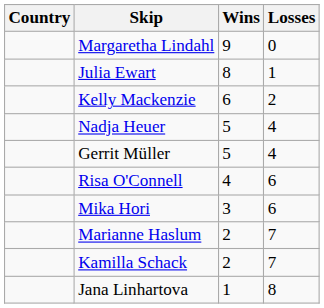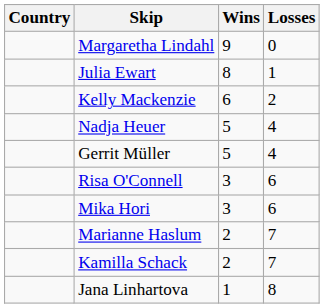(226, 180) 4 -> (226, 180) 3
